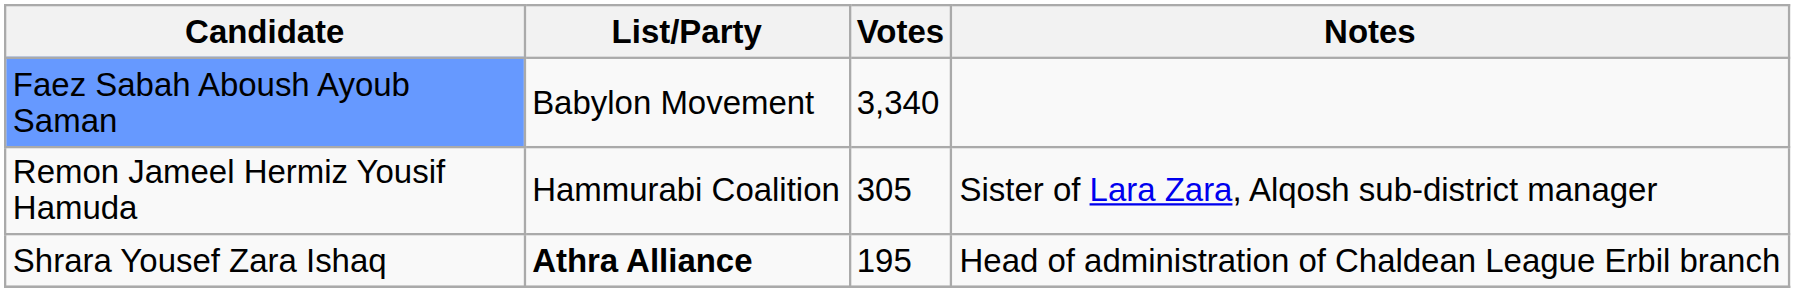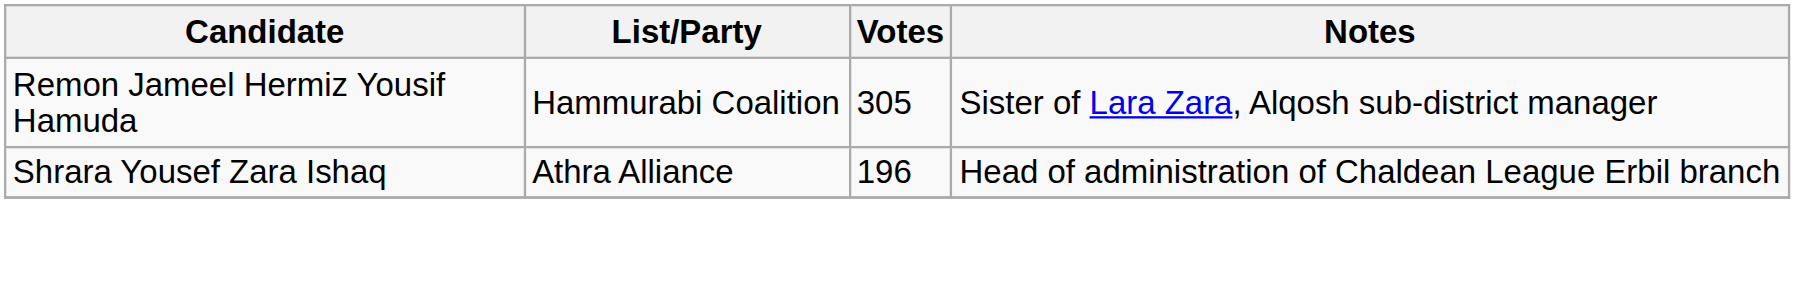- row: (211, 102)
(642, 261) bold -> (633, 172) normal
(884, 261) 195 -> (884, 172) 196
